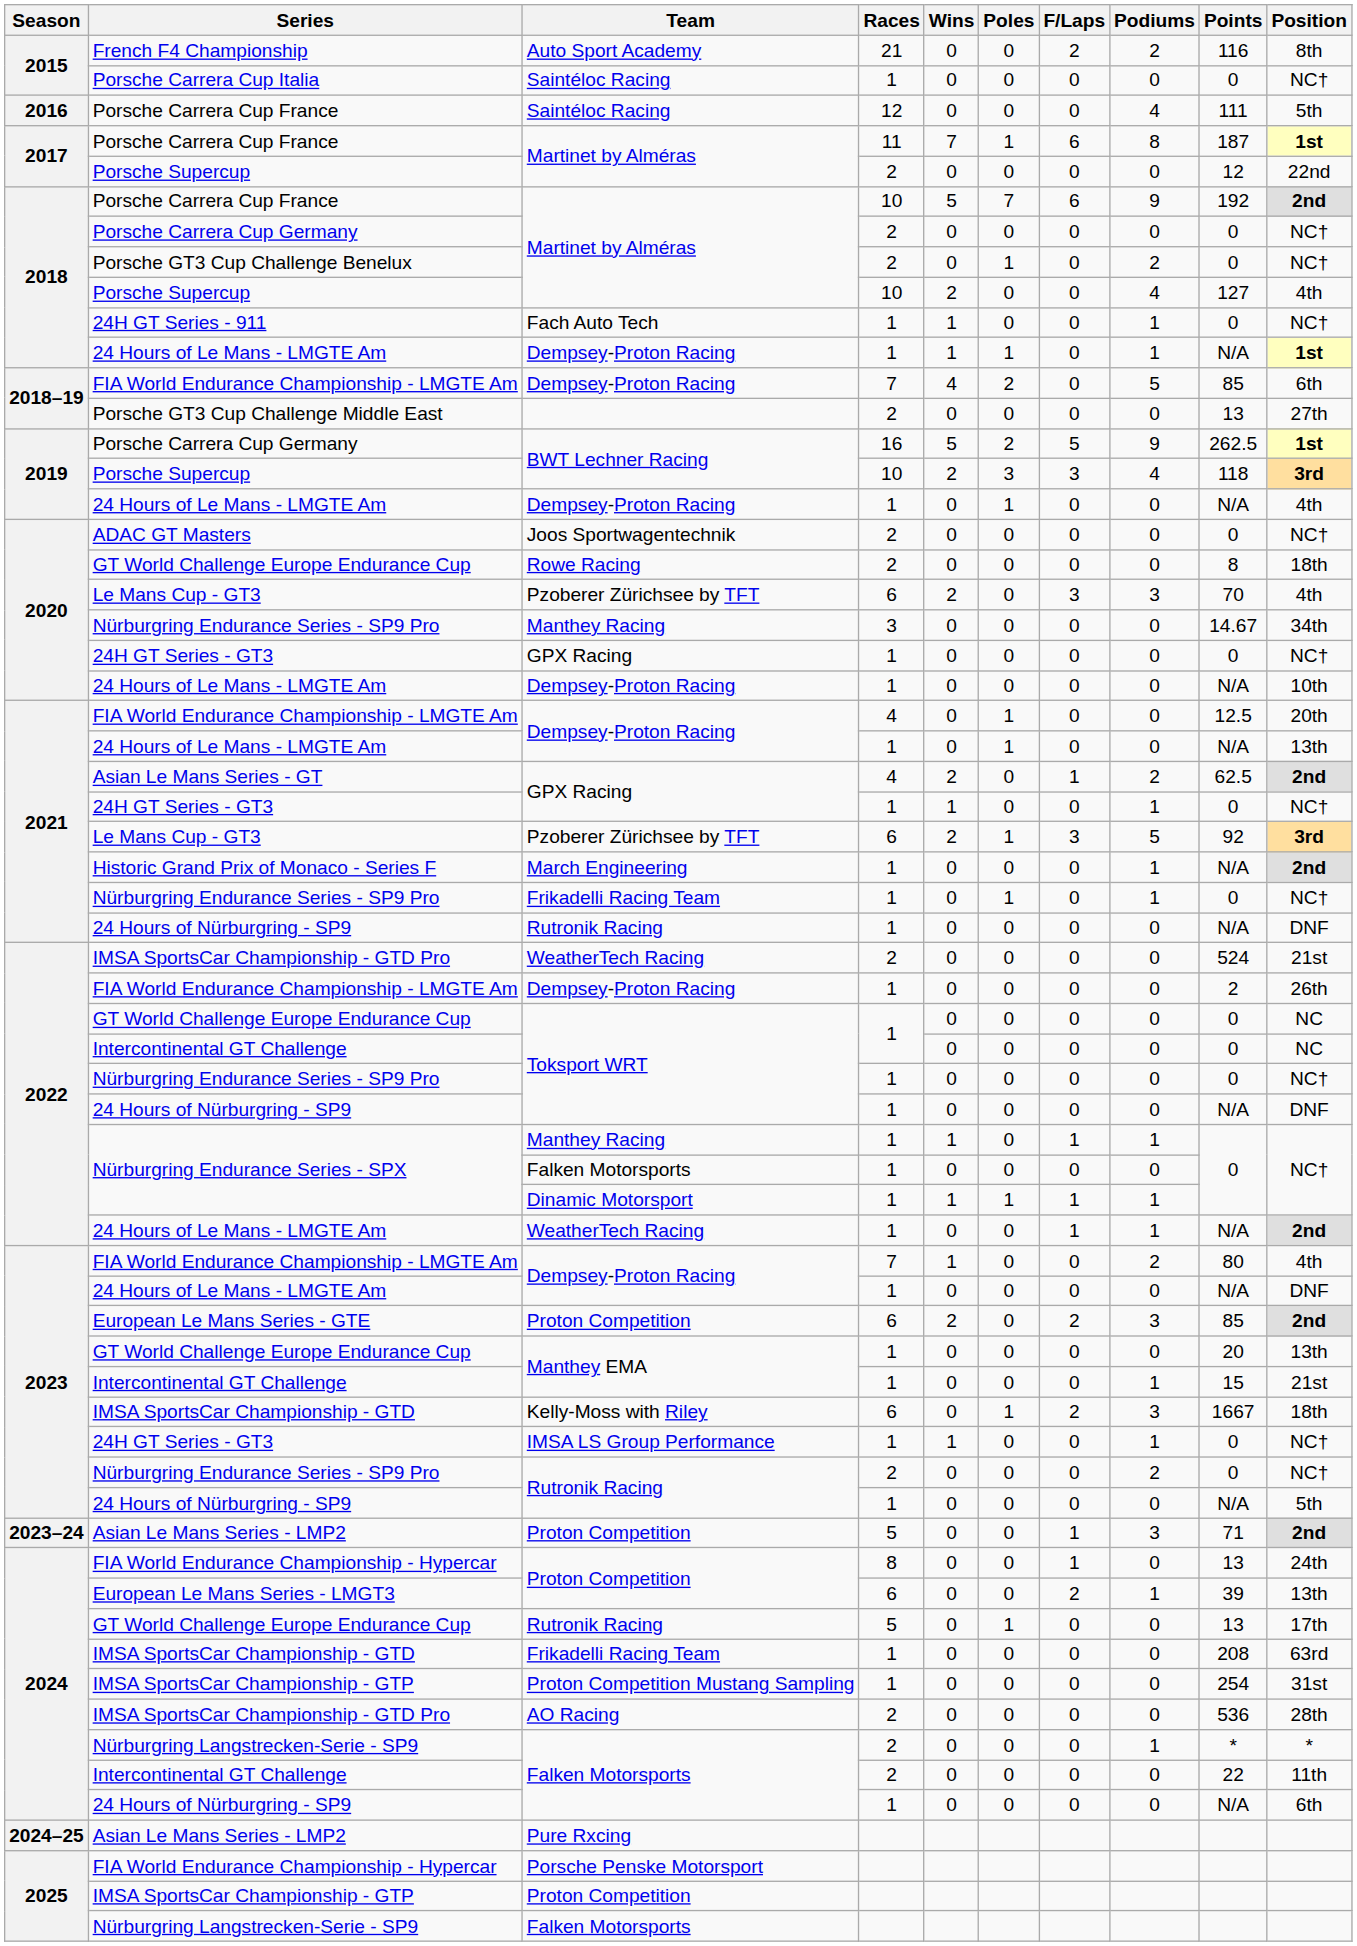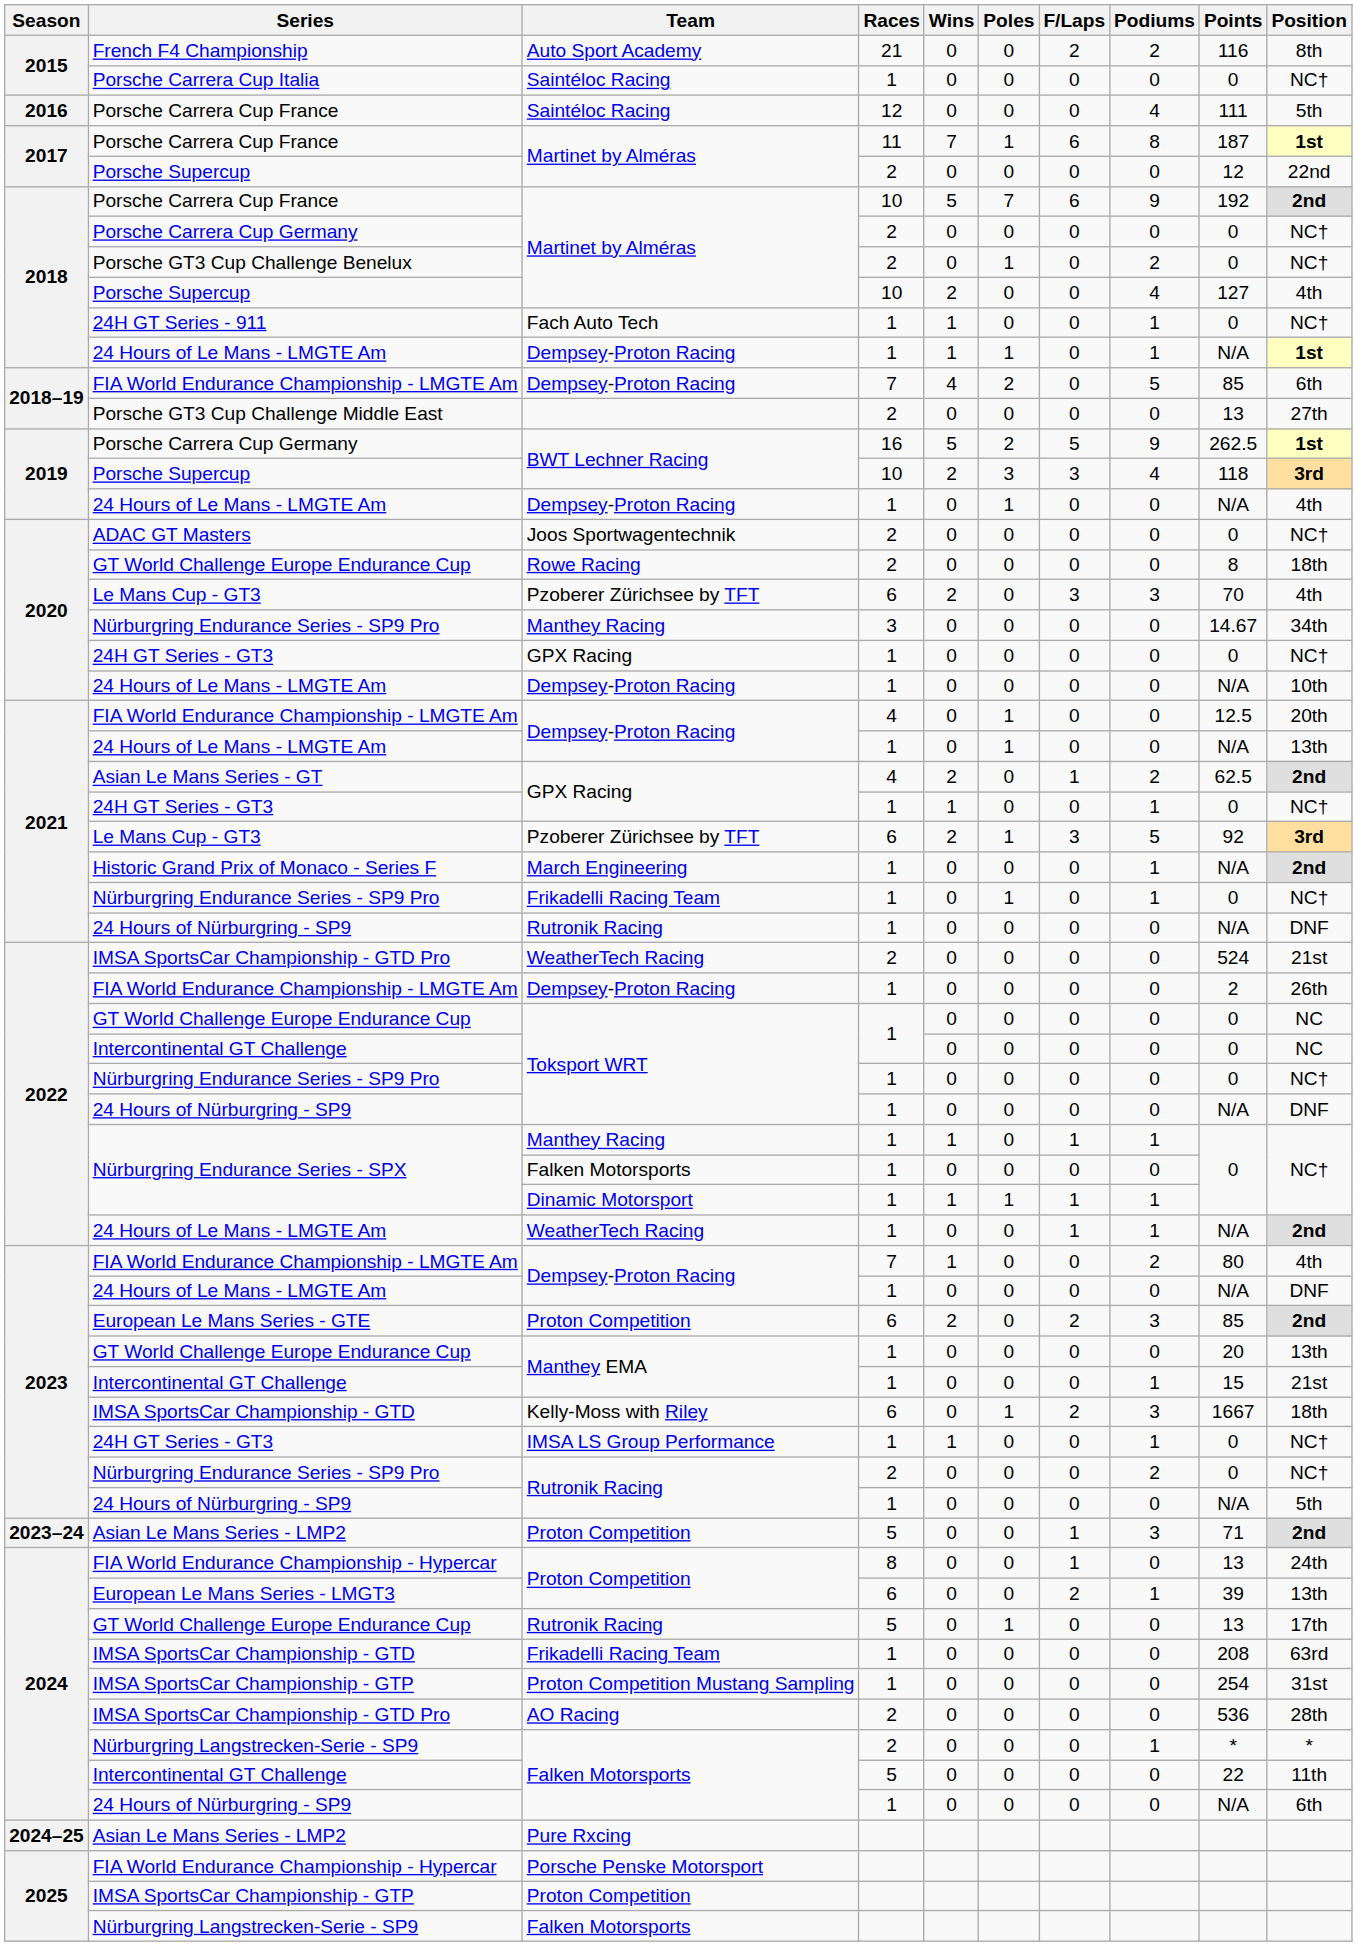(892, 1775) 2 -> (892, 1775) 5
